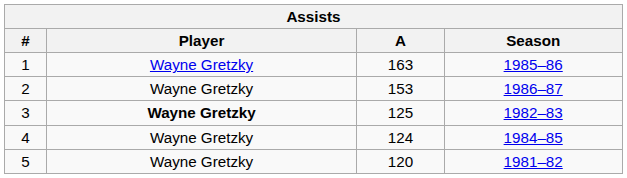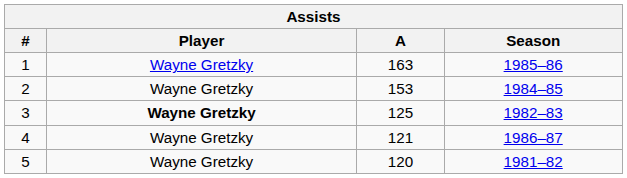(533, 89) 1986–87 -> (533, 89) 1984–85
(400, 137) 124 -> (400, 137) 121
(533, 137) 1984–85 -> (533, 137) 1986–87
